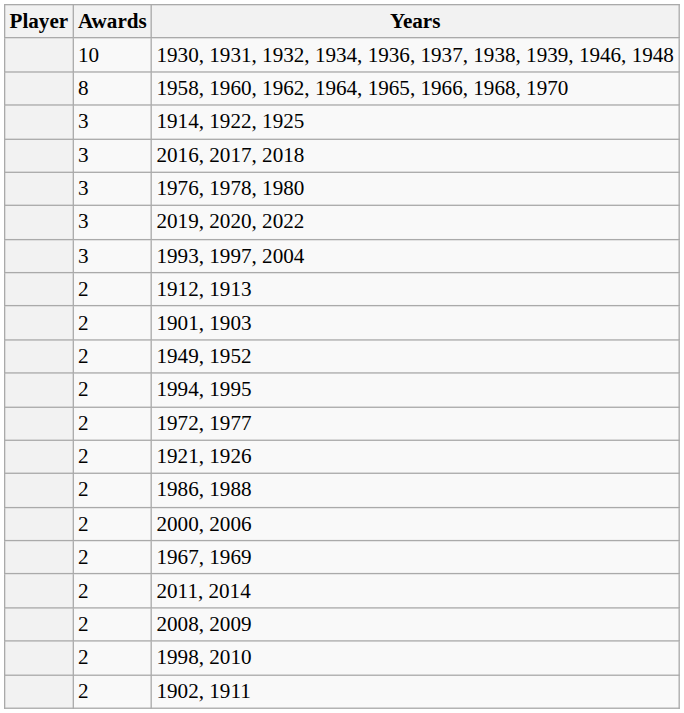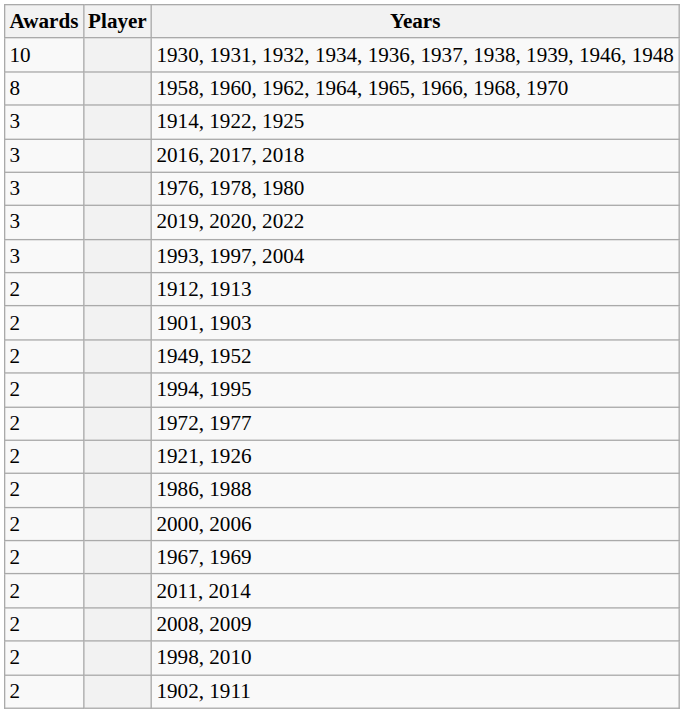columns swapped: (39, 21) <-> (112, 21)
